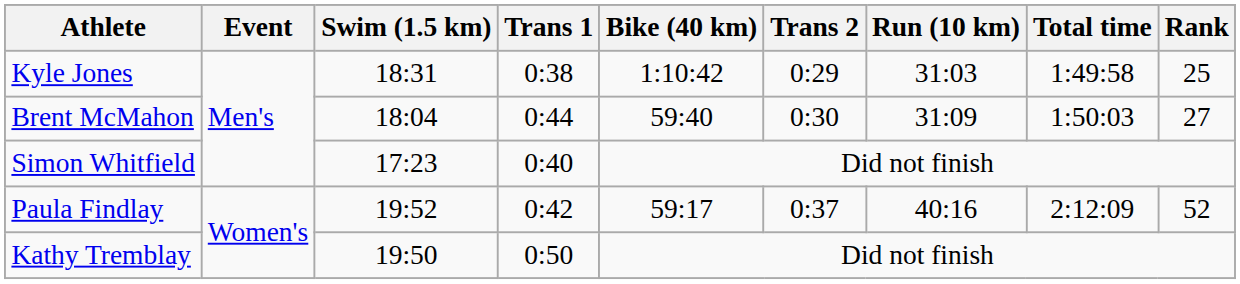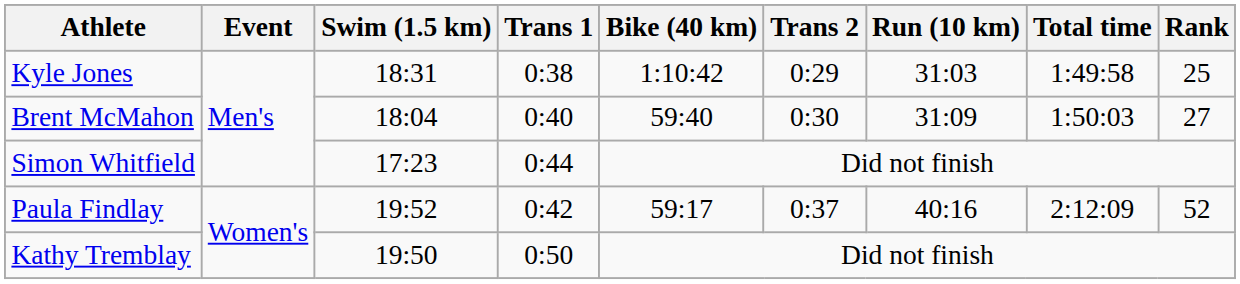(549, 118) 0:44 -> (549, 118) 0:40
(549, 163) 0:40 -> (549, 163) 0:44
